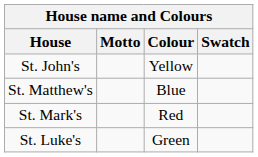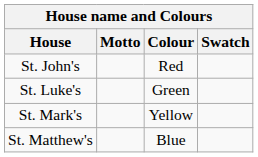(171, 66) Yellow -> (171, 66) Red
rows swapped: (50, 90) <-> (50, 139)
(171, 115) Red -> (171, 115) Yellow
